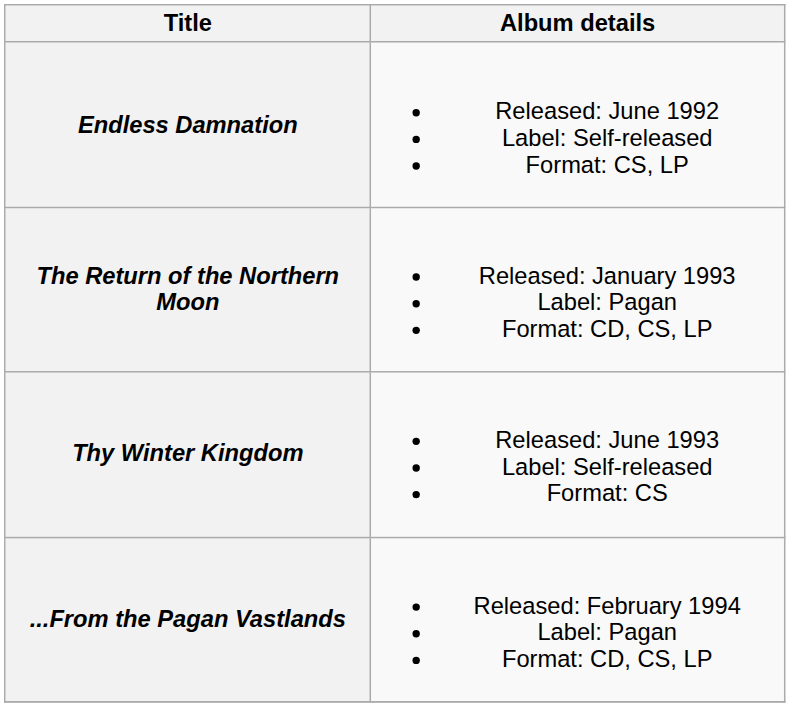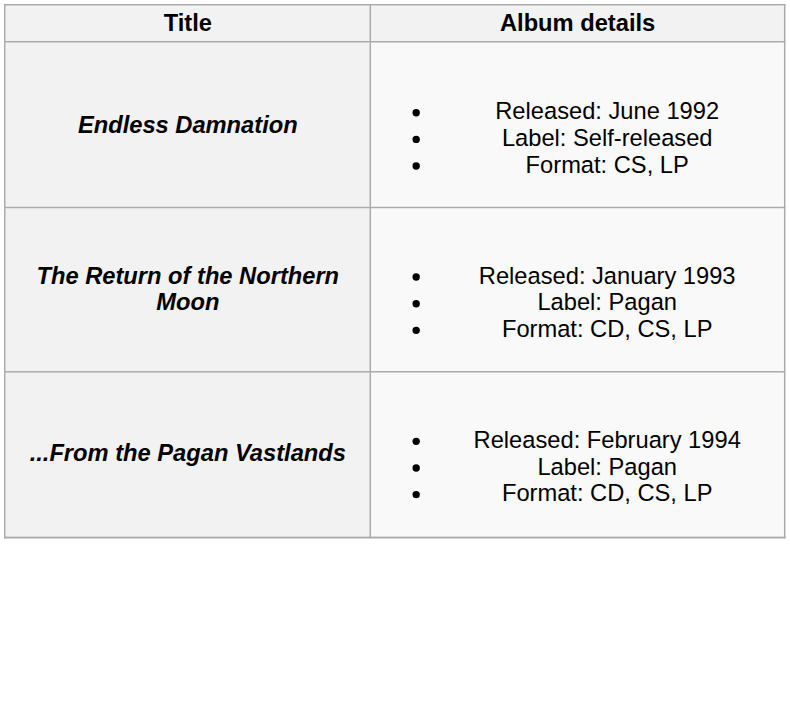- row: (188, 454)
